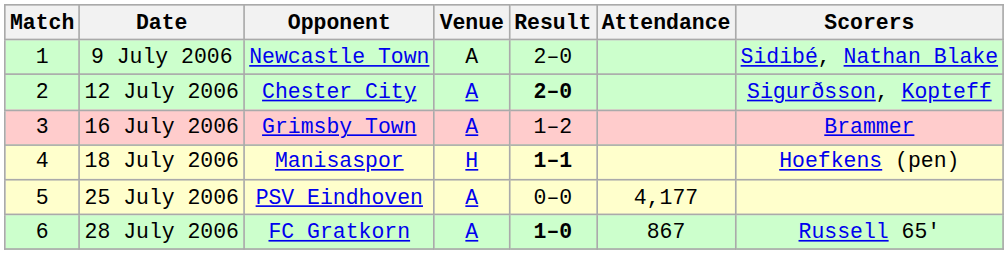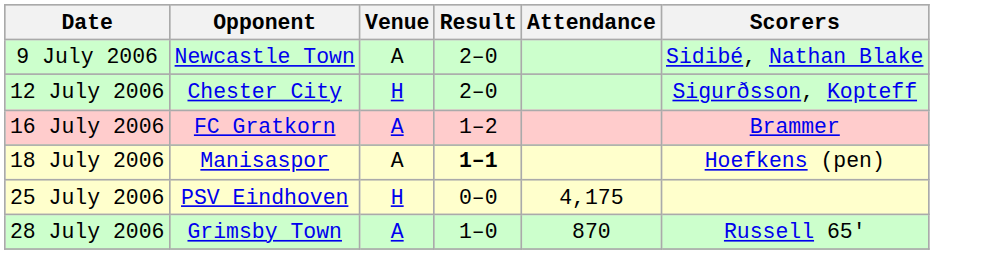- column: (42, 22)
(472, 92) A -> (397, 92) H
(553, 92) bold -> (478, 92) normal
(339, 127) Grimsby Town -> (265, 127) FC Gratkorn
(472, 162) H -> (397, 162) A
(472, 197) A -> (397, 197) H
(666, 197) 4,177 -> (591, 197) 4,175
(339, 232) FC Gratkorn -> (265, 232) Grimsby Town
(553, 232) bold -> (478, 232) normal
(666, 232) 867 -> (591, 232) 870
